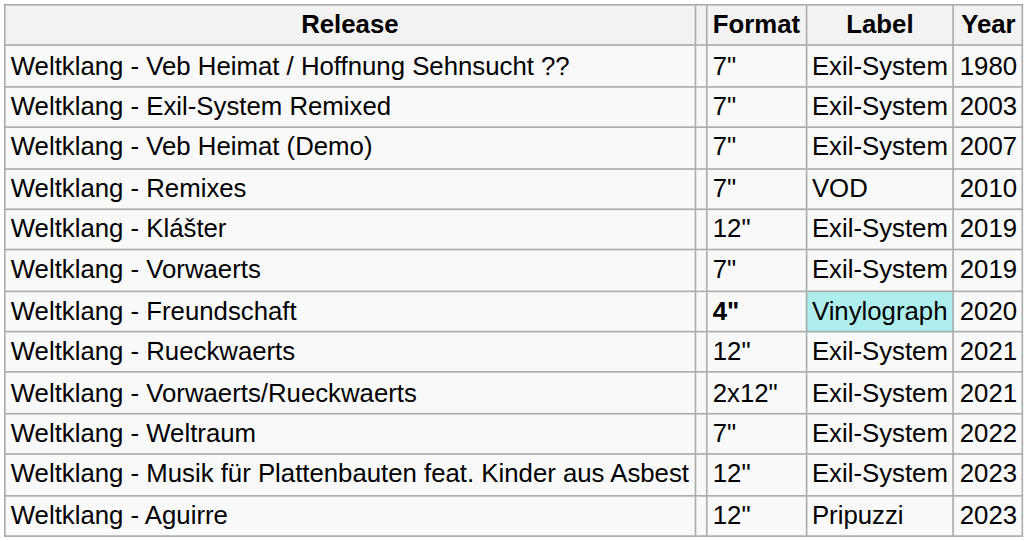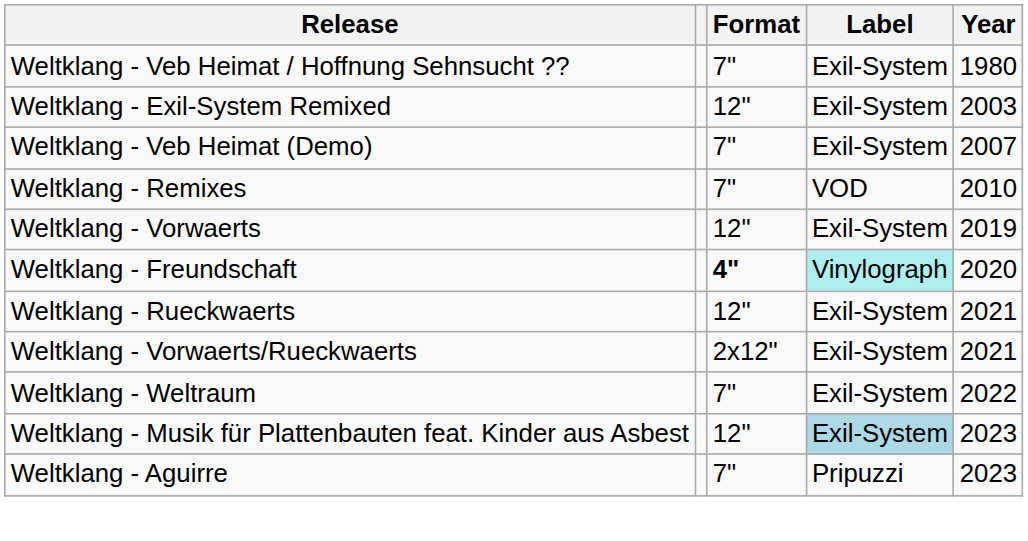(724, 106) 7" -> (732, 106) 12"
- row: (119, 229)
(724, 270) 7" -> (732, 229) 12"
(880, 474) no background -> (880, 433) lightblue background
(732, 515) 12" -> (724, 474) 7"
